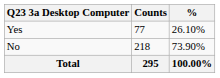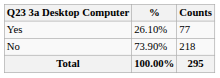columns swapped: (151, 13) <-> (192, 13)
